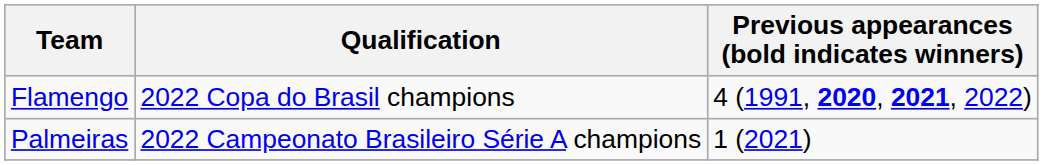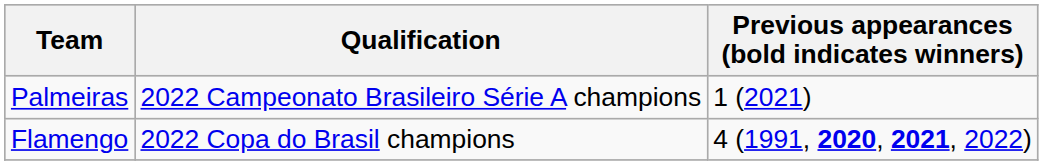rows swapped: (70, 138) <-> (70, 97)
